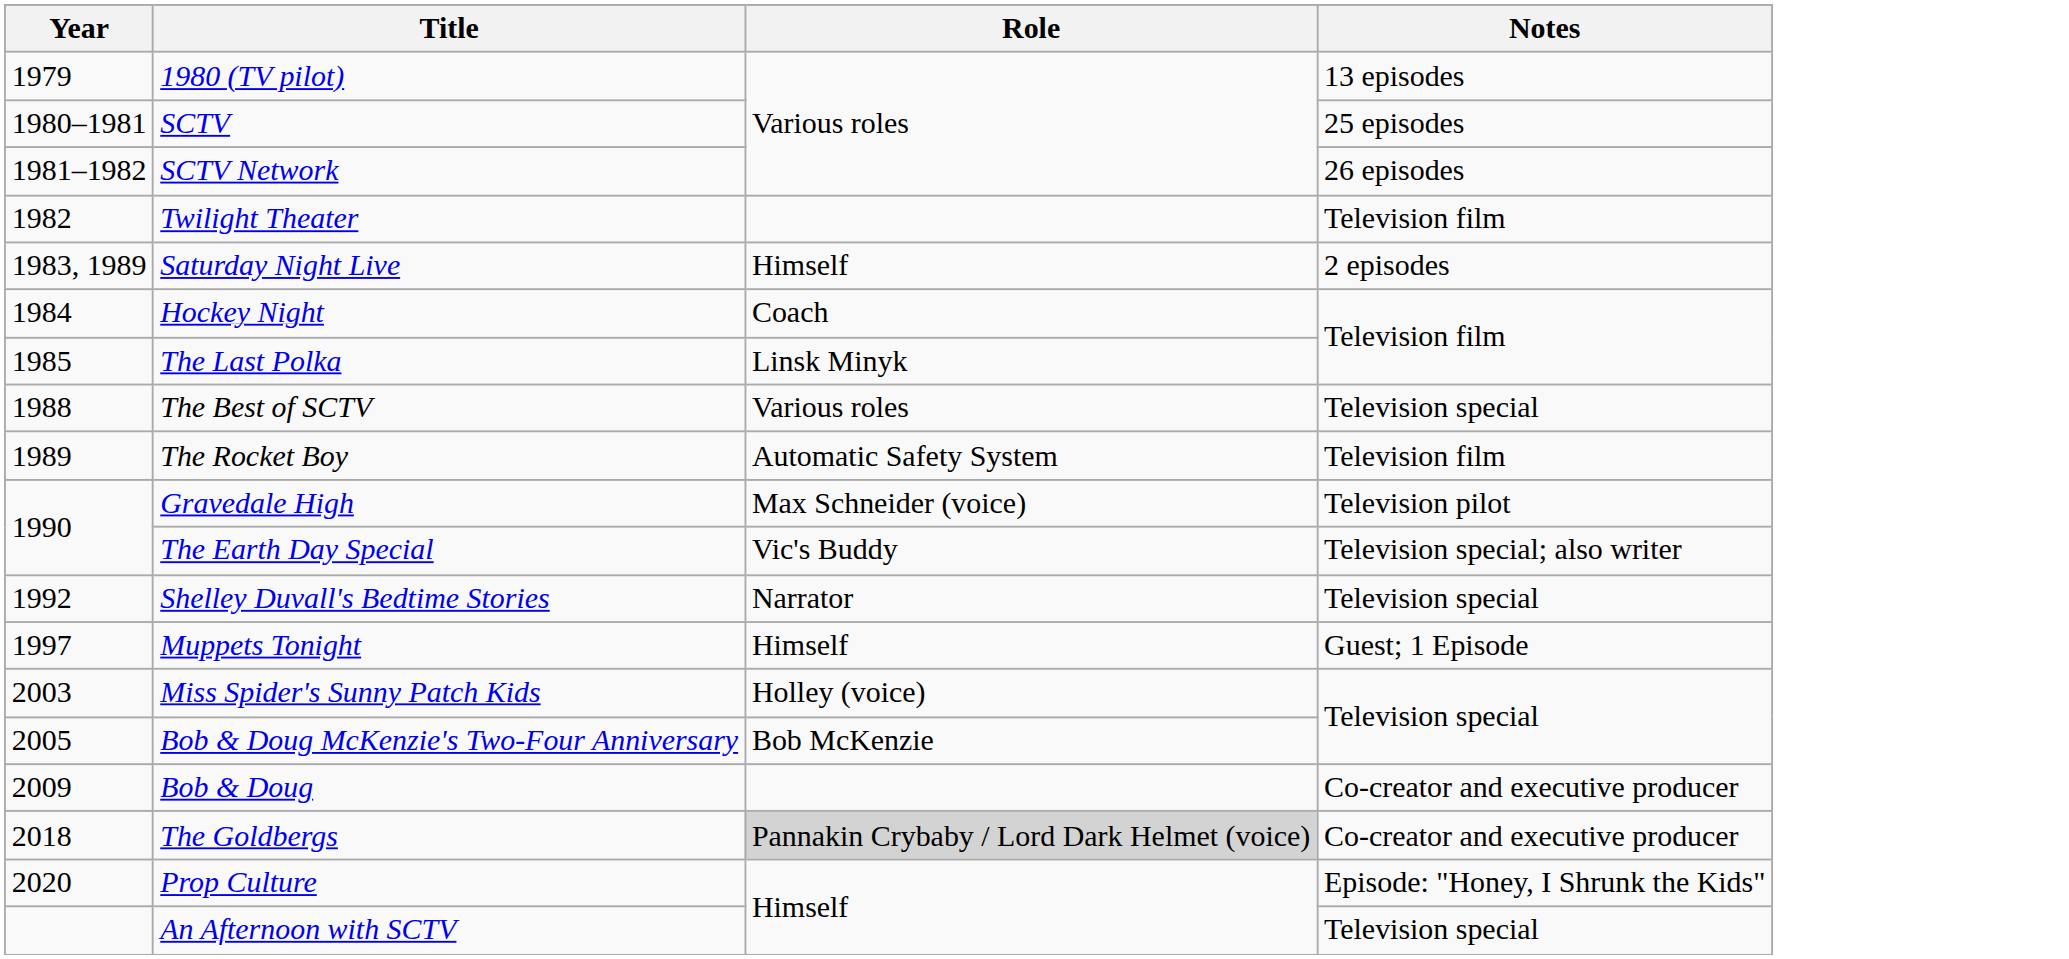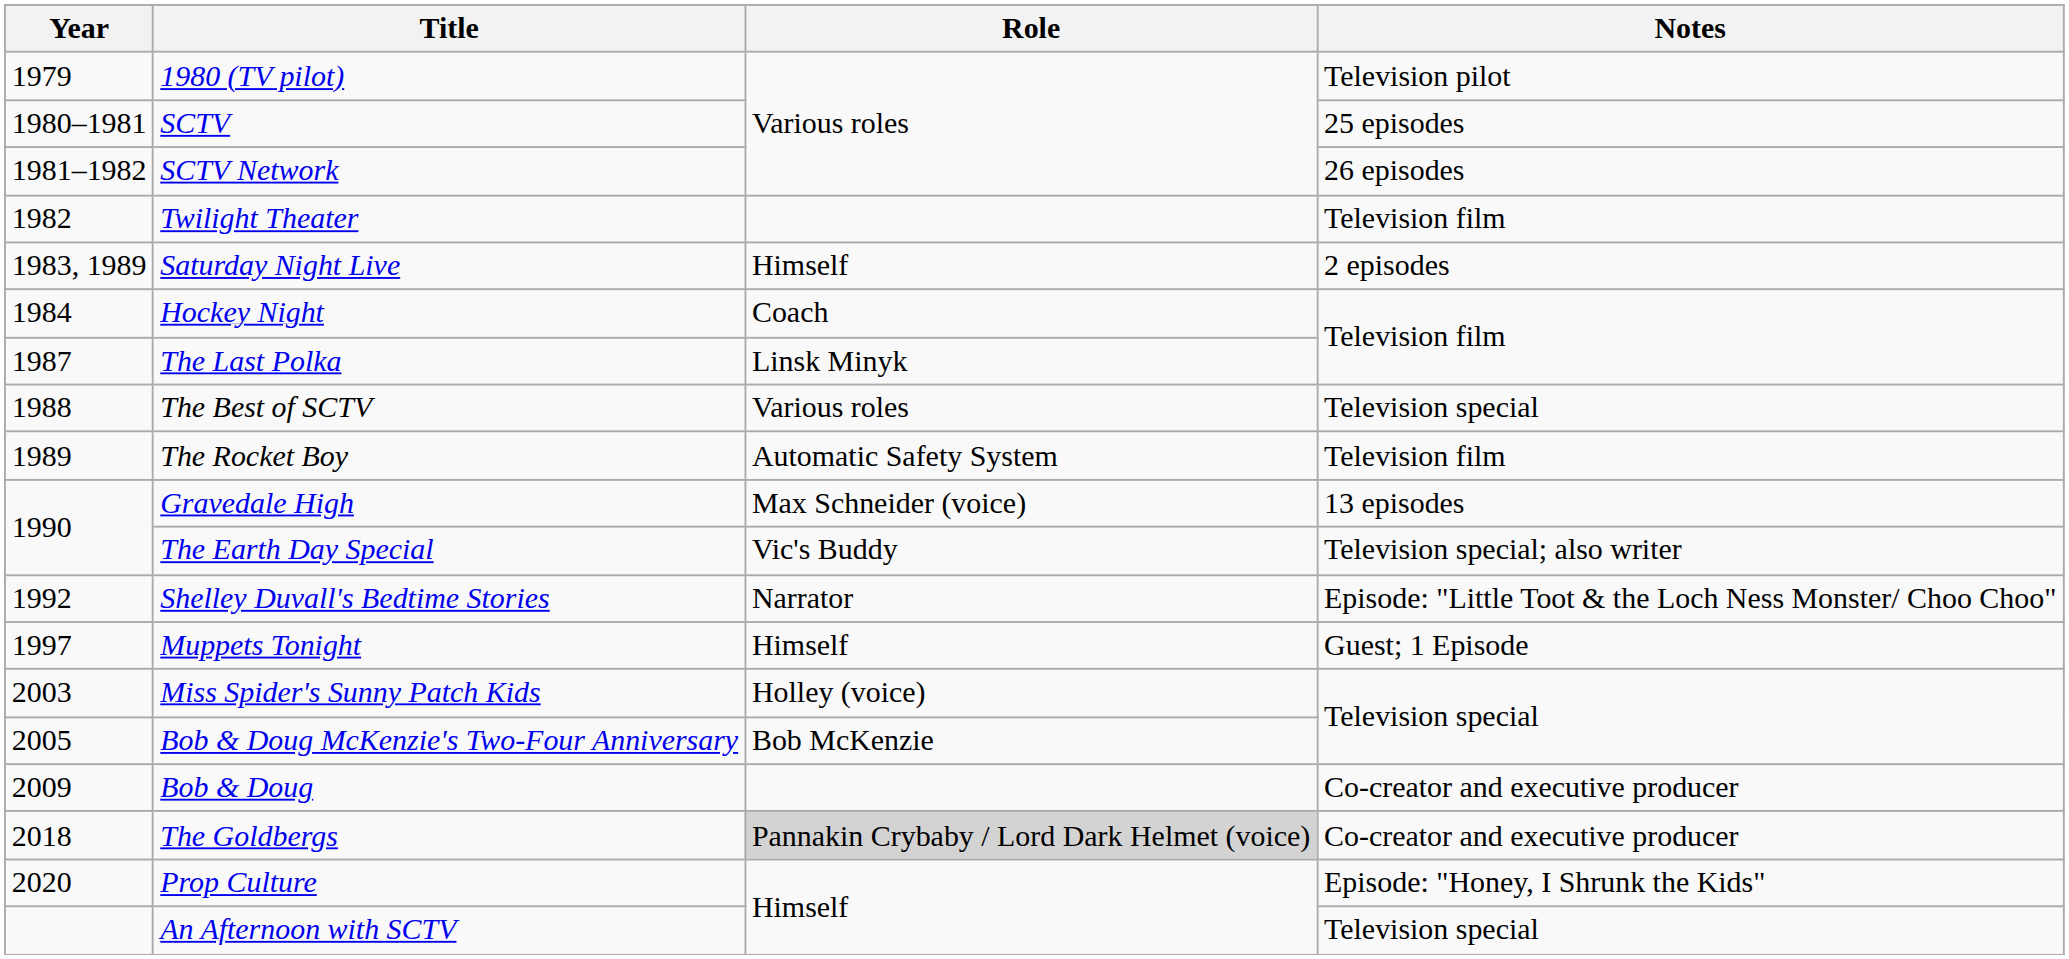(1394, 75) 13 episodes -> (1417, 75) Television pilot
(42, 360) 1985 -> (42, 360) 1987
(1417, 502) Television pilot -> (1394, 502) 13 episodes
(1431, 597) Television special -> (1690, 597) Episode: "Little Toot & the Loch Ness Monster/ Choo Choo"
